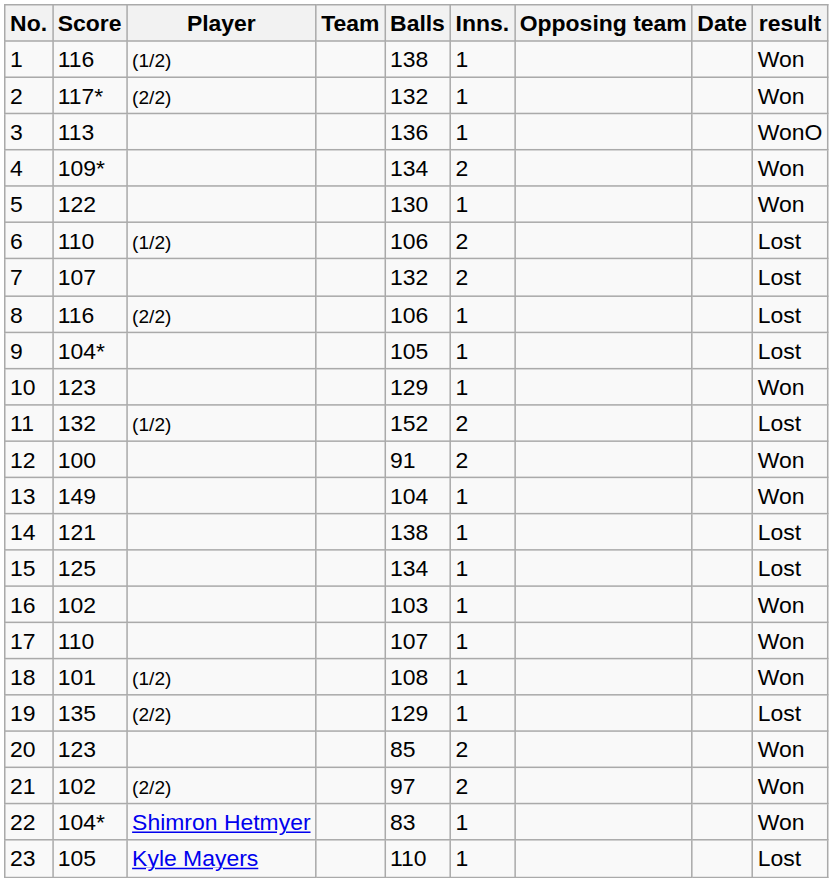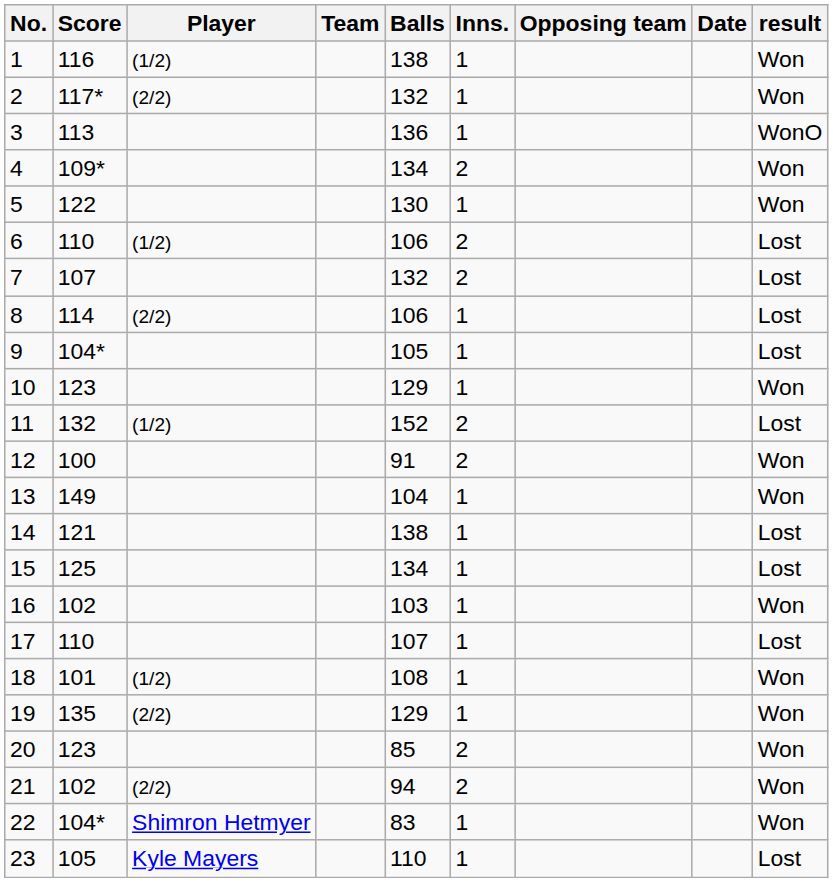(76, 314) 116 -> (76, 314) 114
(781, 641) Won -> (779, 641) Lost
(779, 713) Lost -> (781, 713) Won
(403, 786) 97 -> (403, 786) 94
